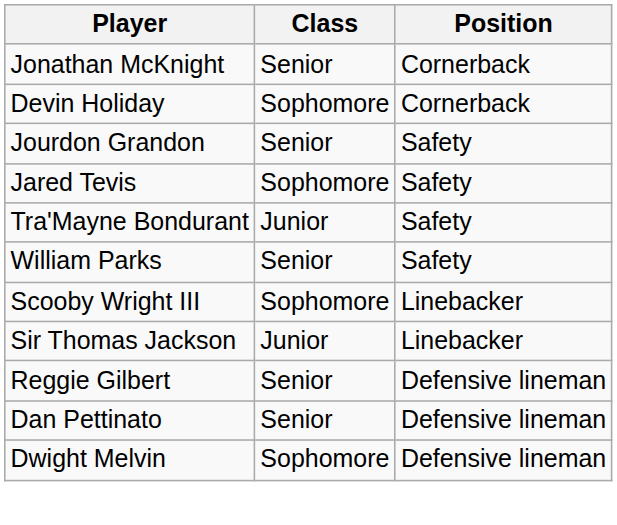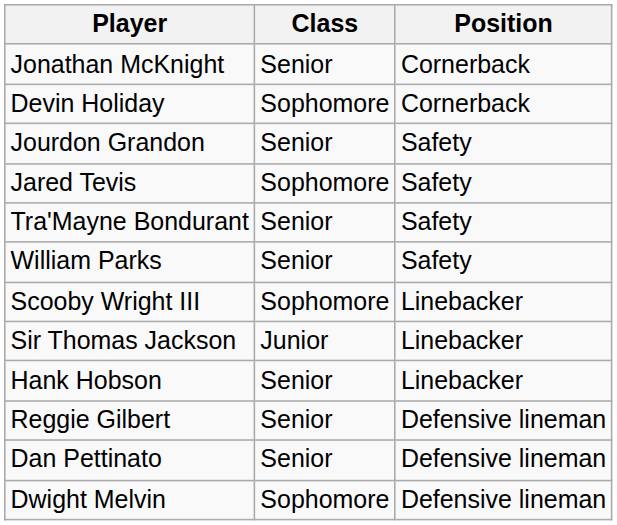(294, 222) Junior -> (296, 222) Senior
+ row: (86, 380)
